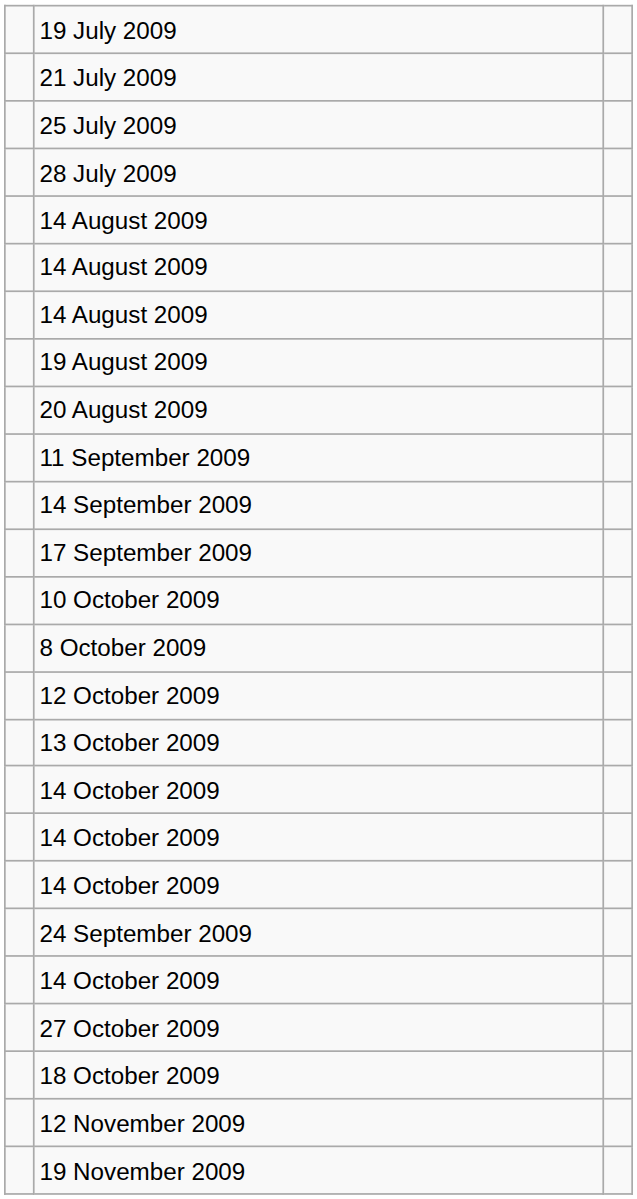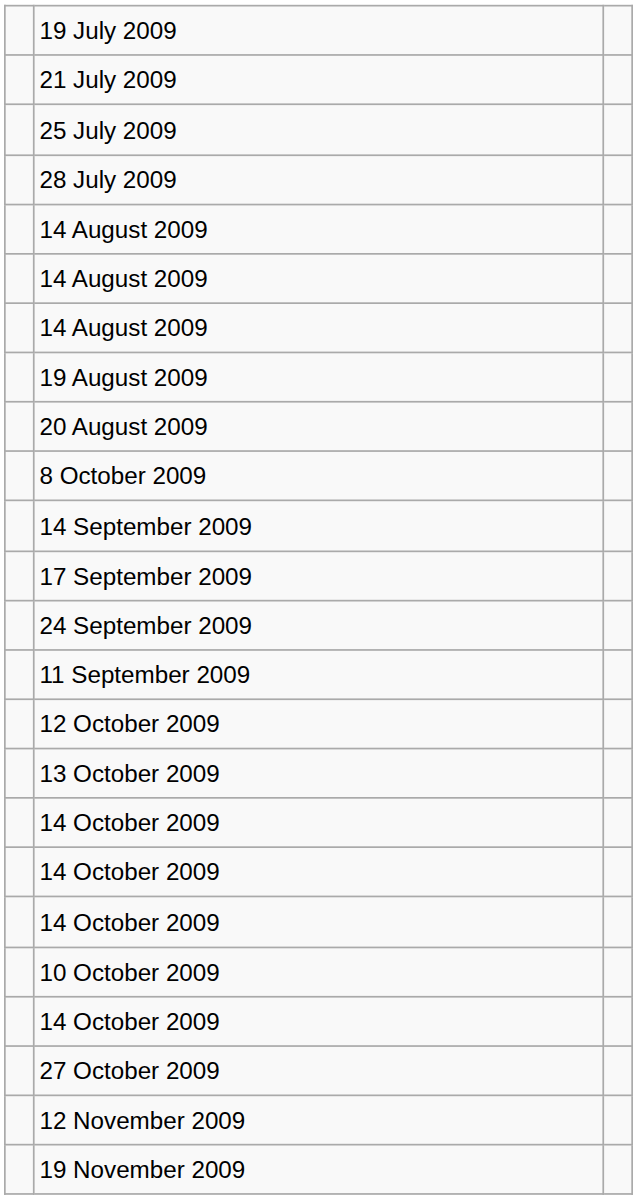rows swapped: (19, 457) <-> (19, 648)
rows swapped: (19, 933) <-> (19, 600)
- row: (19, 1075)
